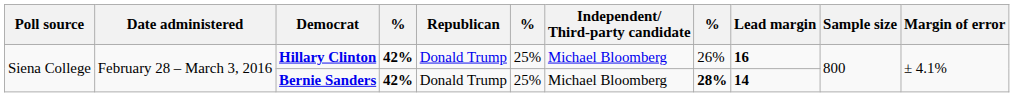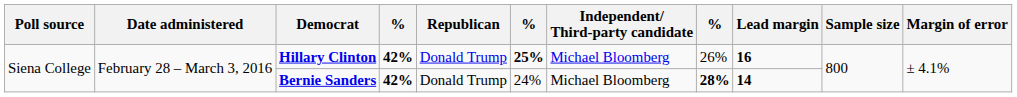(527, 56) normal -> (529, 56) bold
(527, 80) 25% -> (527, 80) 24%
